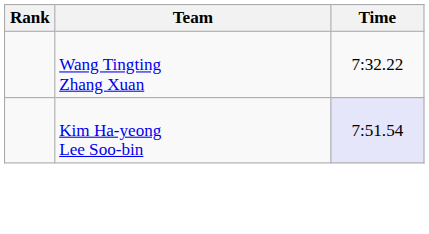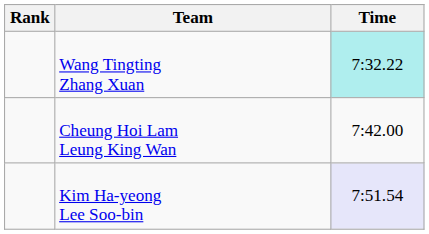(377, 64) no background -> (377, 64) paleturquoise background
+ row: (119, 139)
